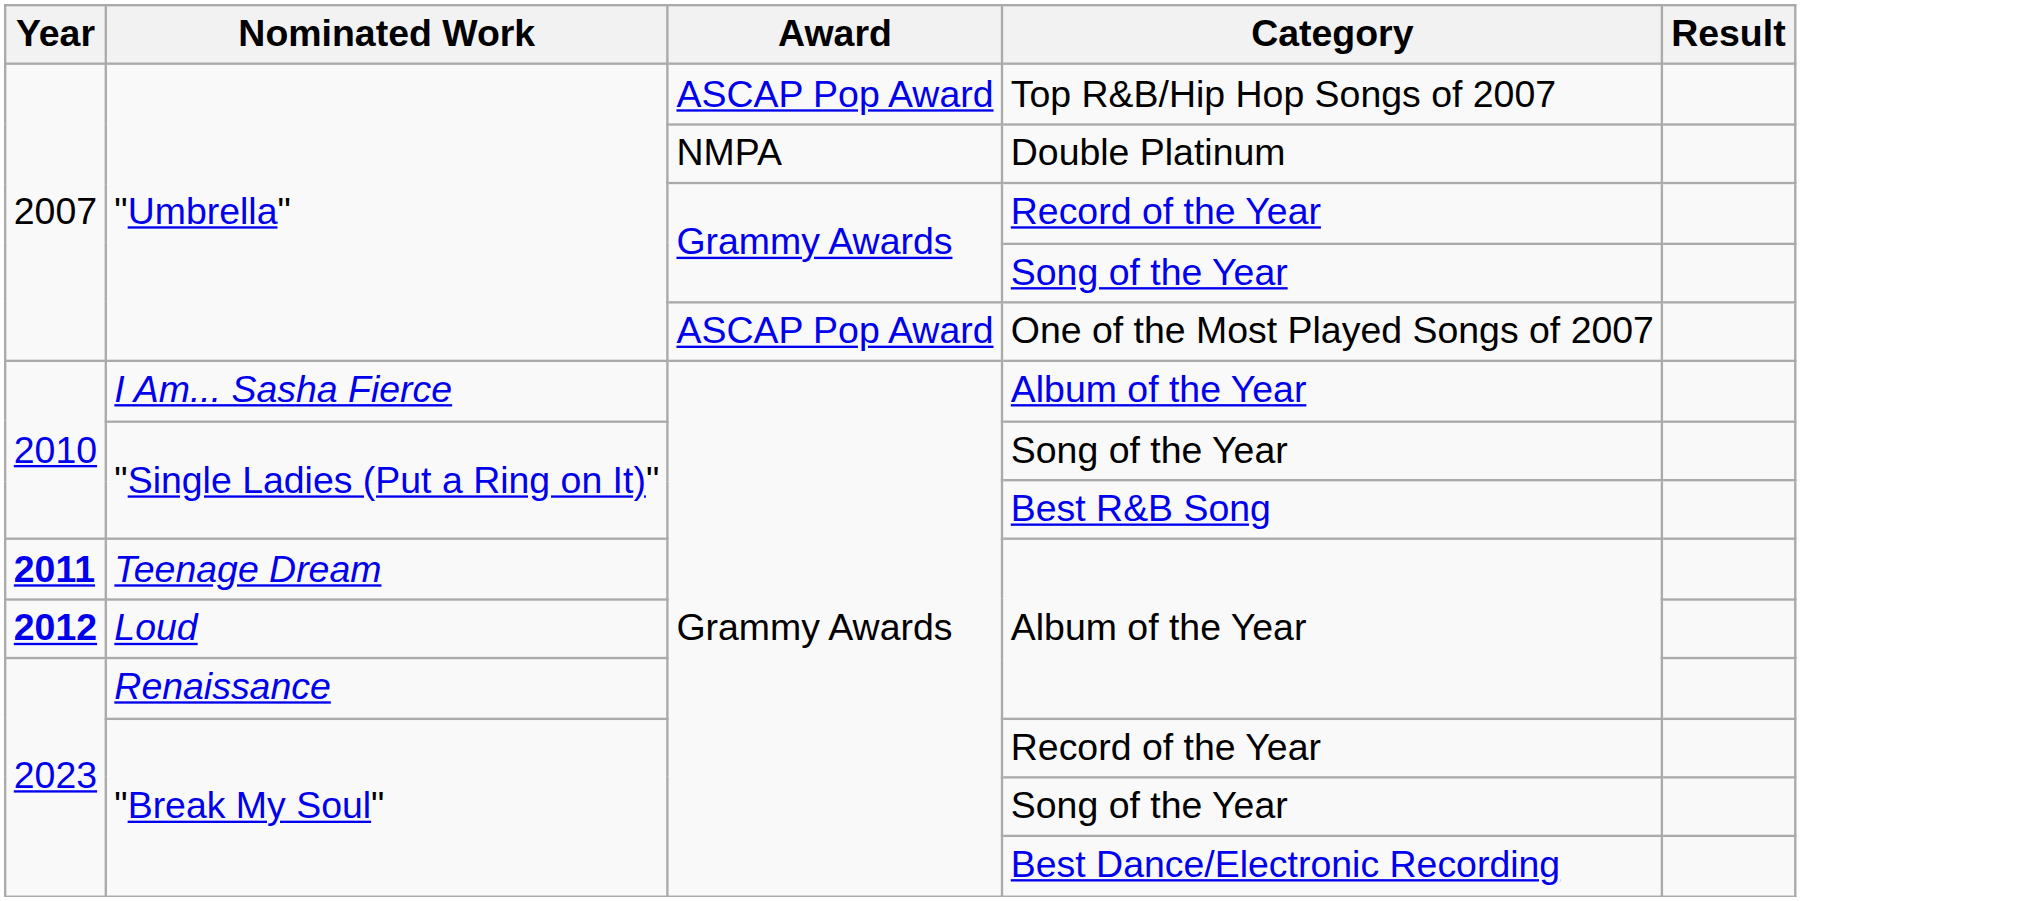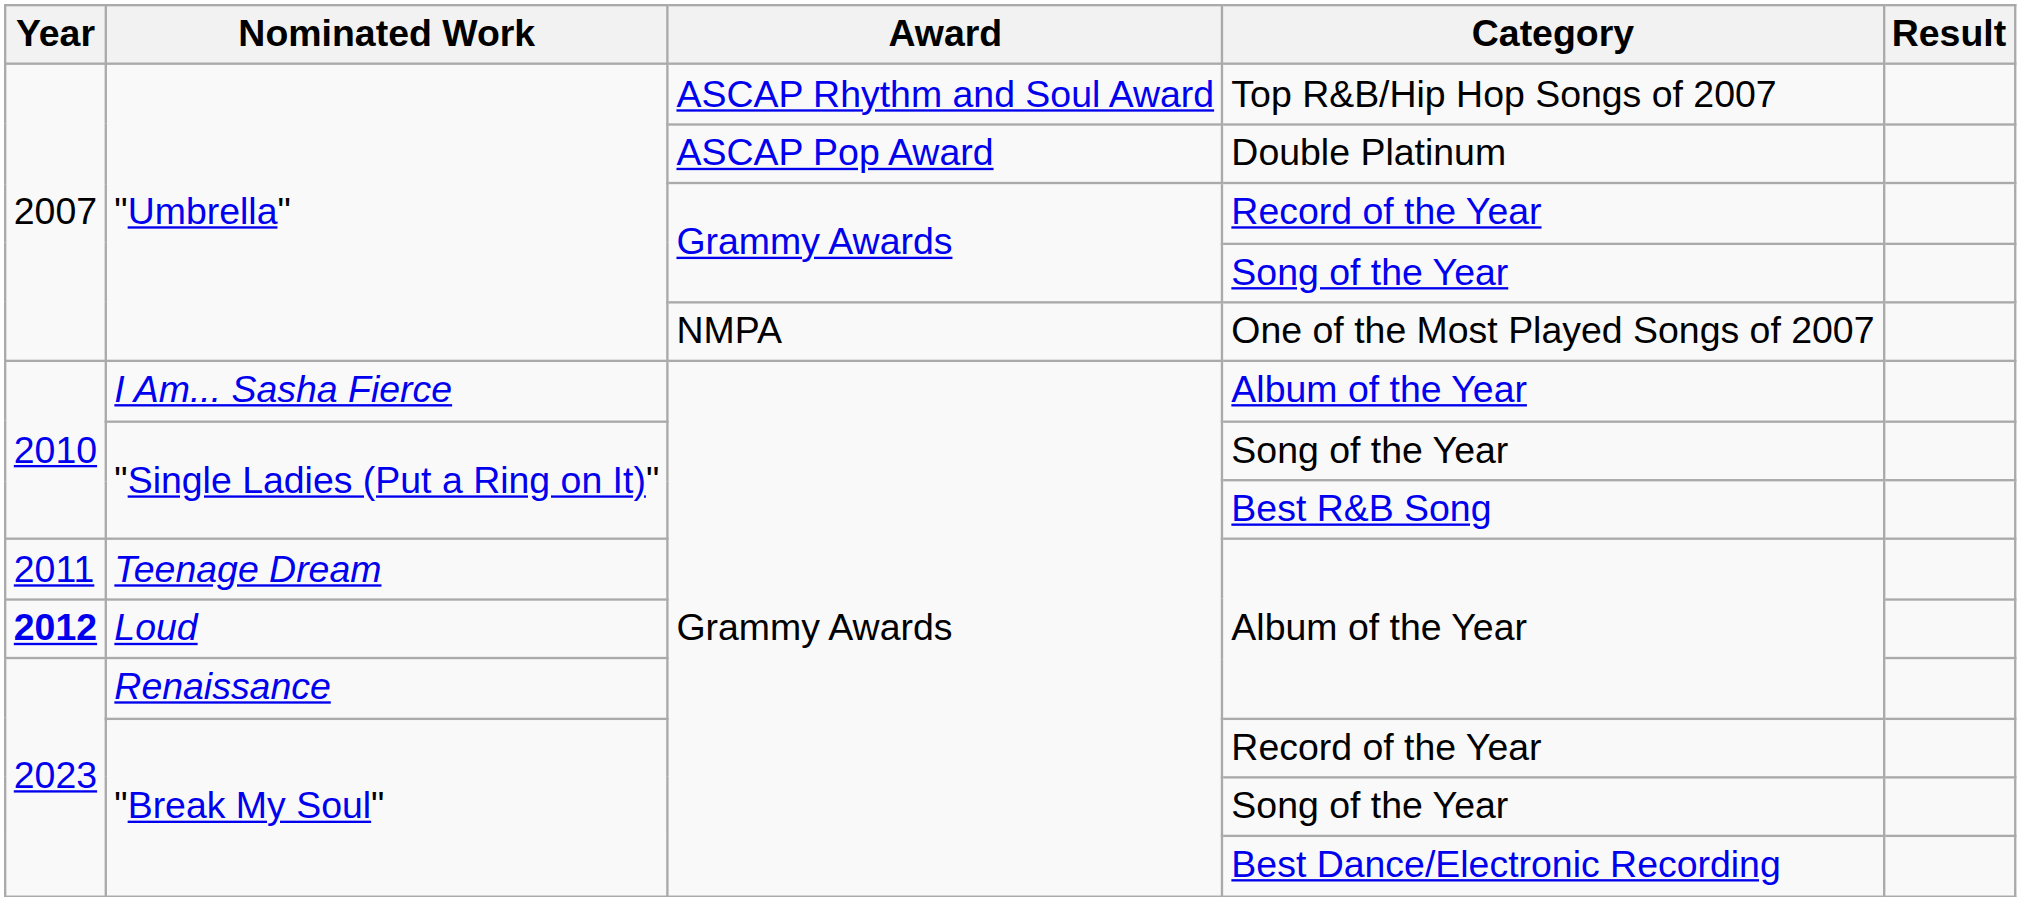(835, 93) ASCAP Pop Award -> (945, 93) ASCAP Rhythm and Soul Award
(729, 152) NMPA -> (835, 152) ASCAP Pop Award
(835, 331) ASCAP Pop Award -> (729, 331) NMPA
(54, 568) bold -> (54, 568) normal
